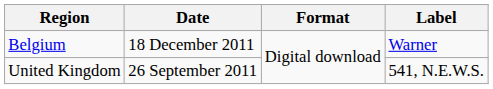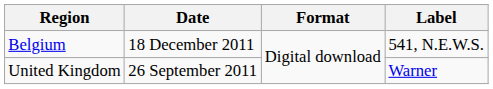(413, 44) Warner -> (436, 44) 541, N.E.W.S.
(436, 70) 541, N.E.W.S. -> (413, 70) Warner
